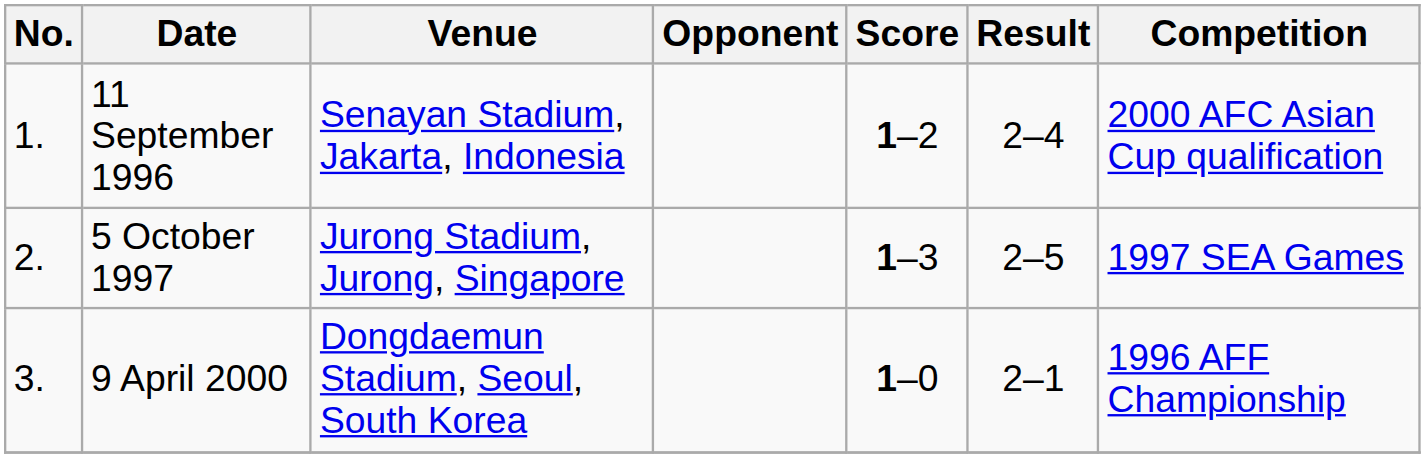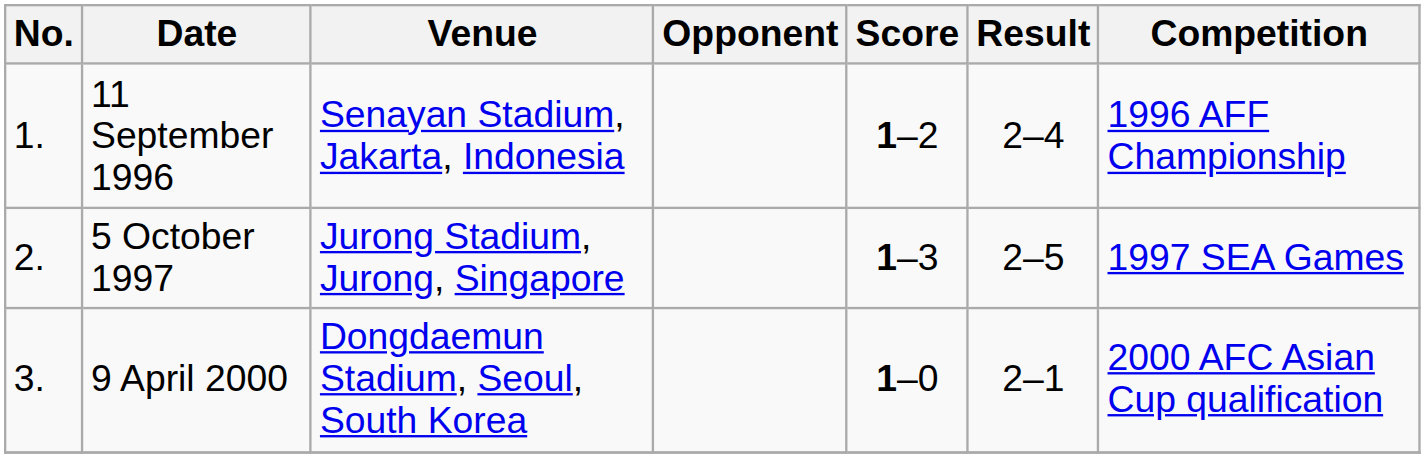(1245, 135) 2000 AFC Asian Cup qualification -> (1227, 135) 1996 AFF Championship
(1227, 379) 1996 AFF Championship -> (1245, 379) 2000 AFC Asian Cup qualification
